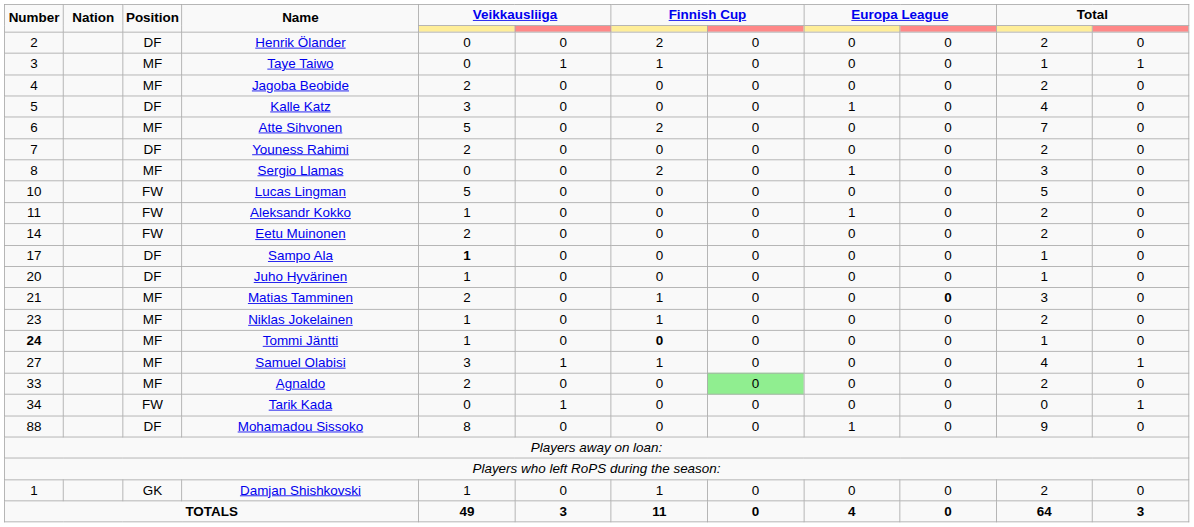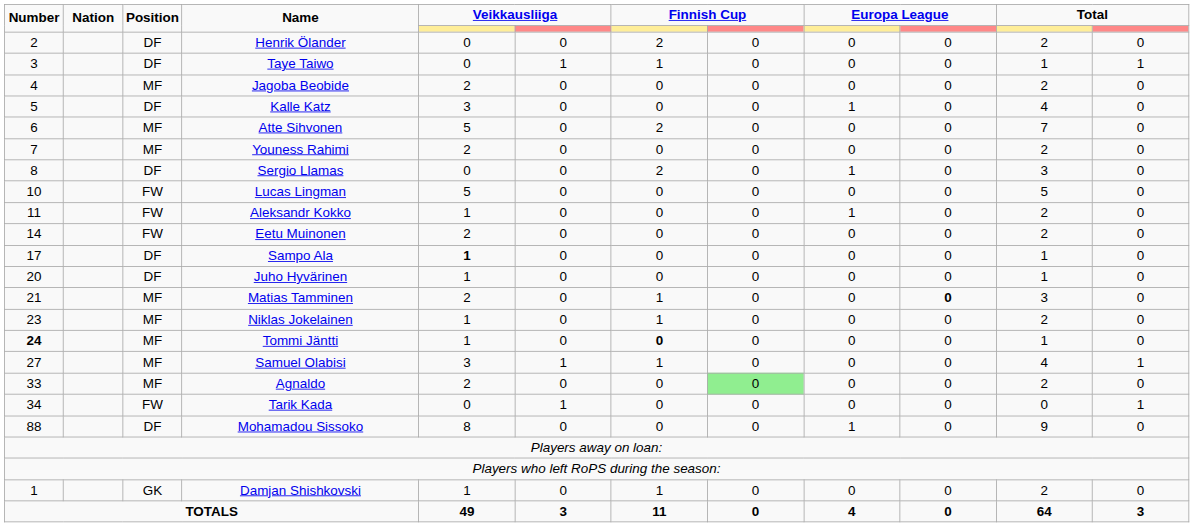(152, 63) MF -> (152, 63) DF
(152, 149) DF -> (152, 149) MF
(152, 170) MF -> (152, 170) DF
